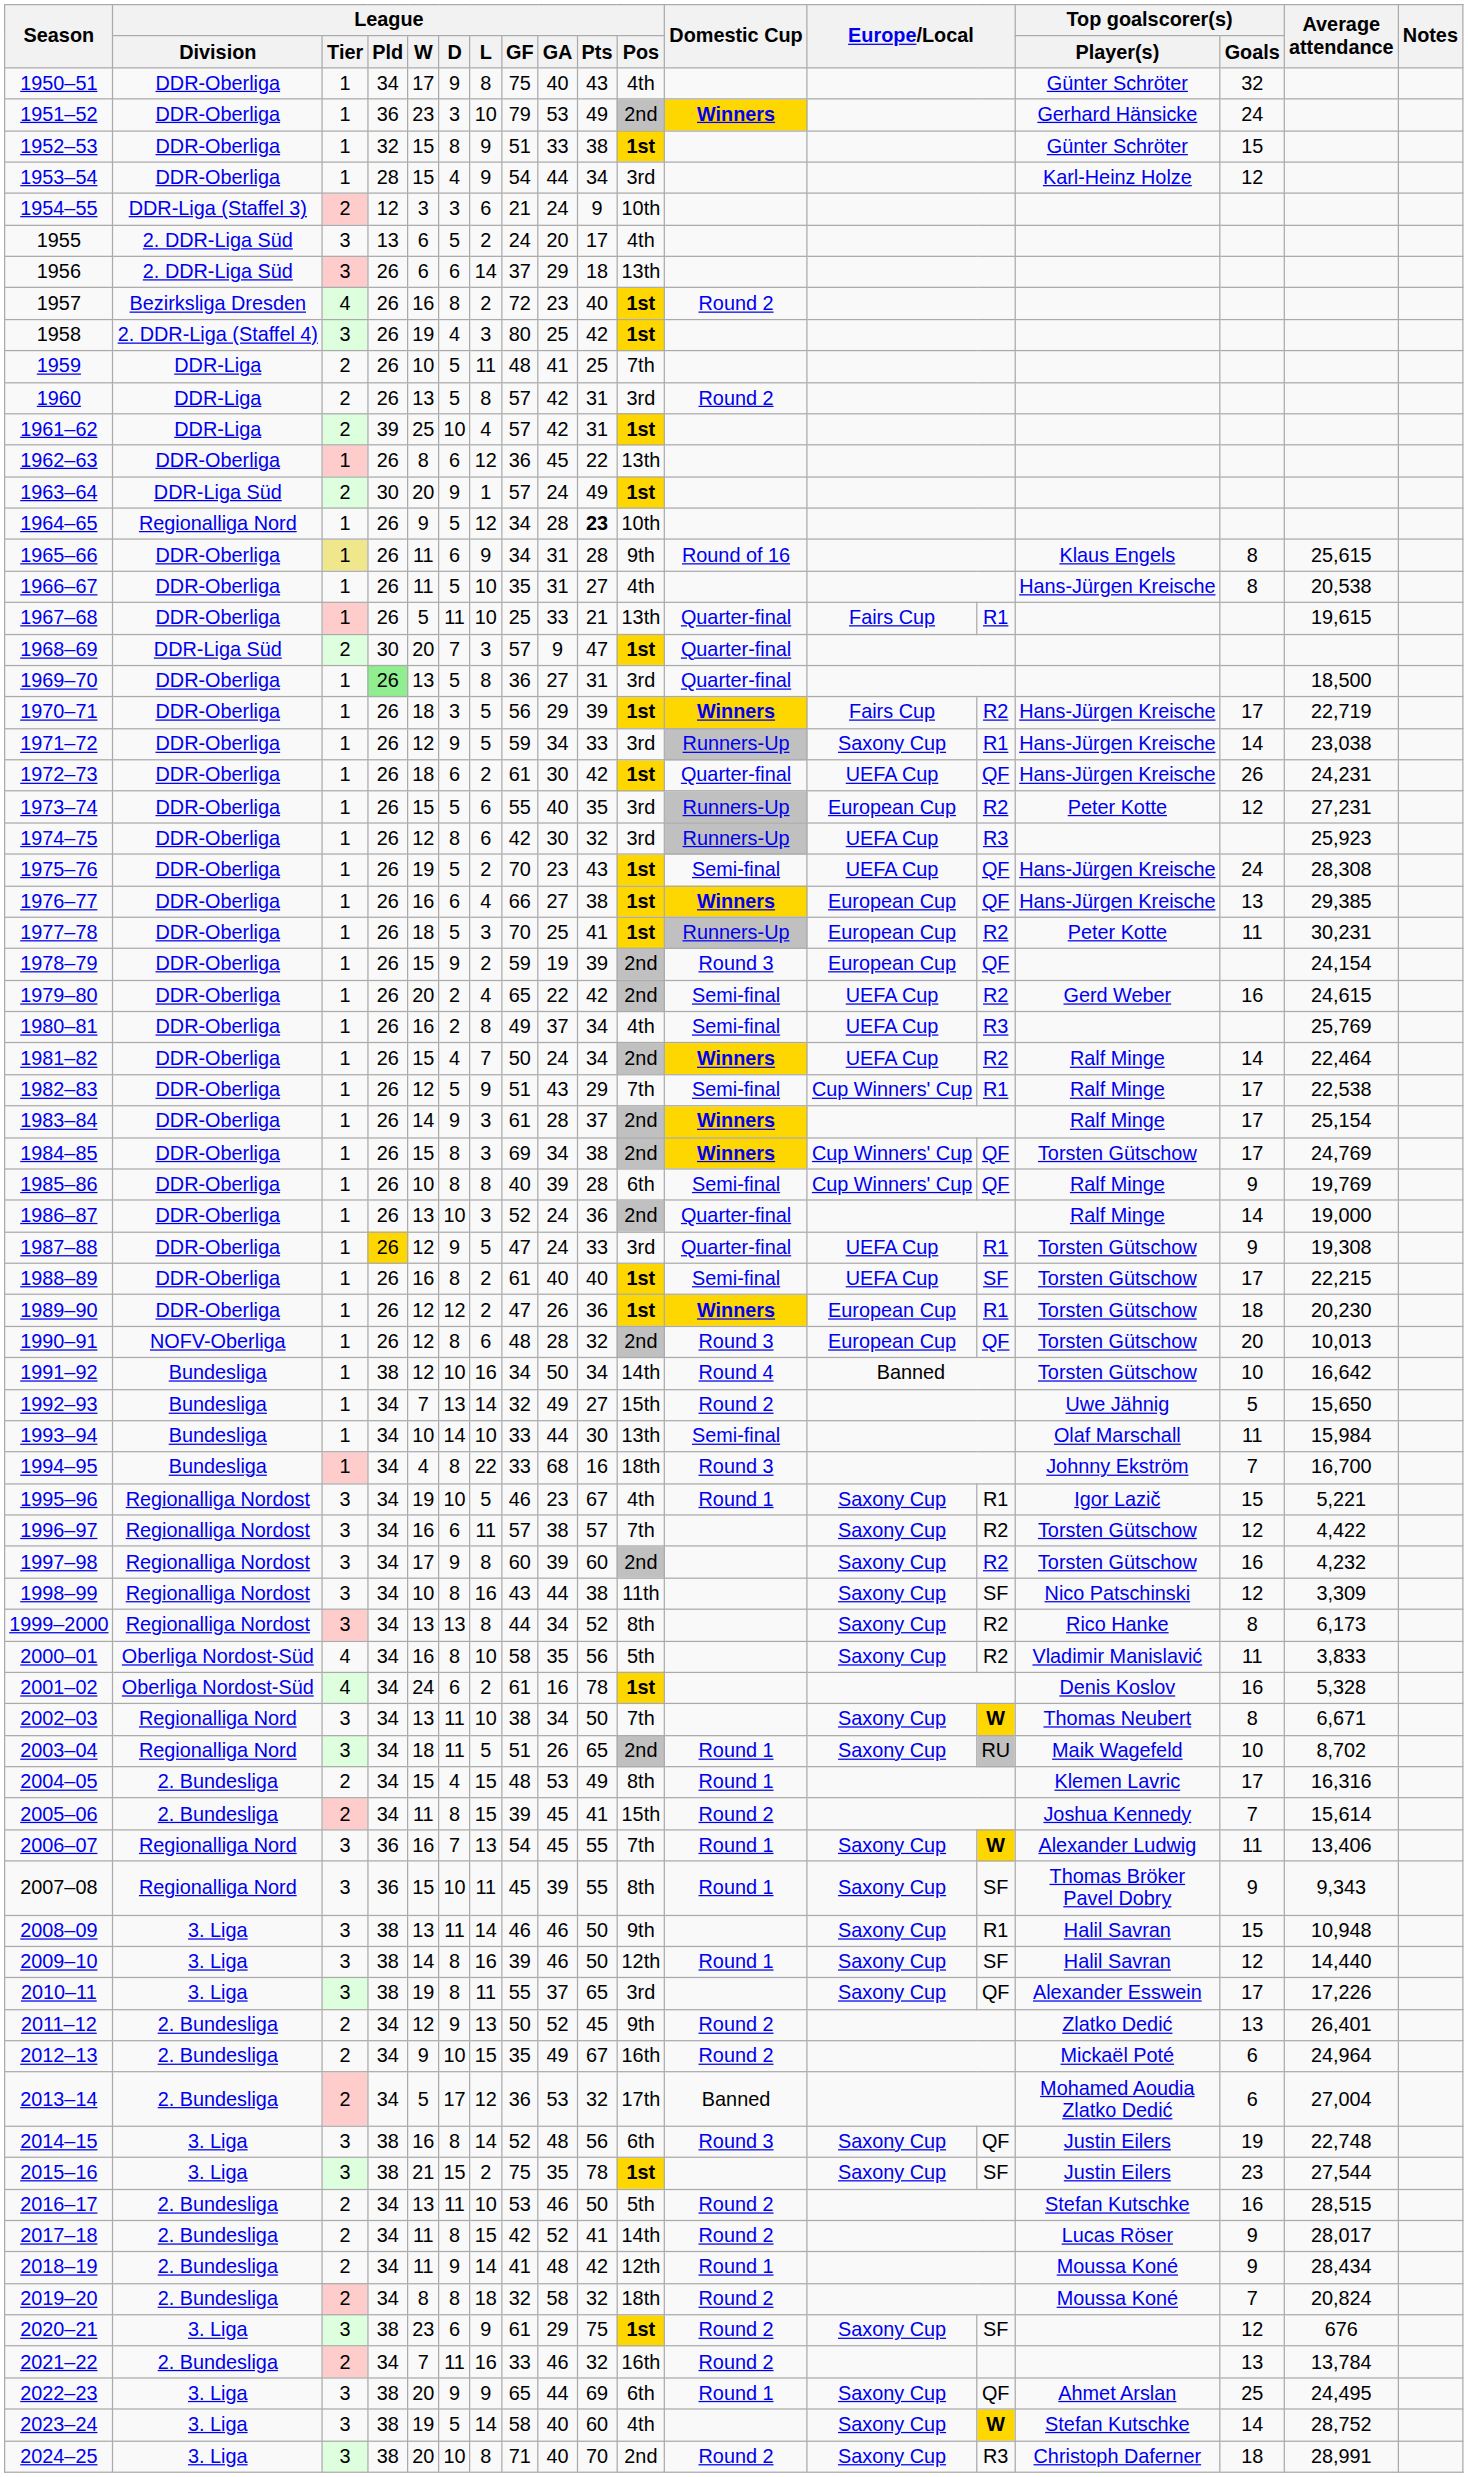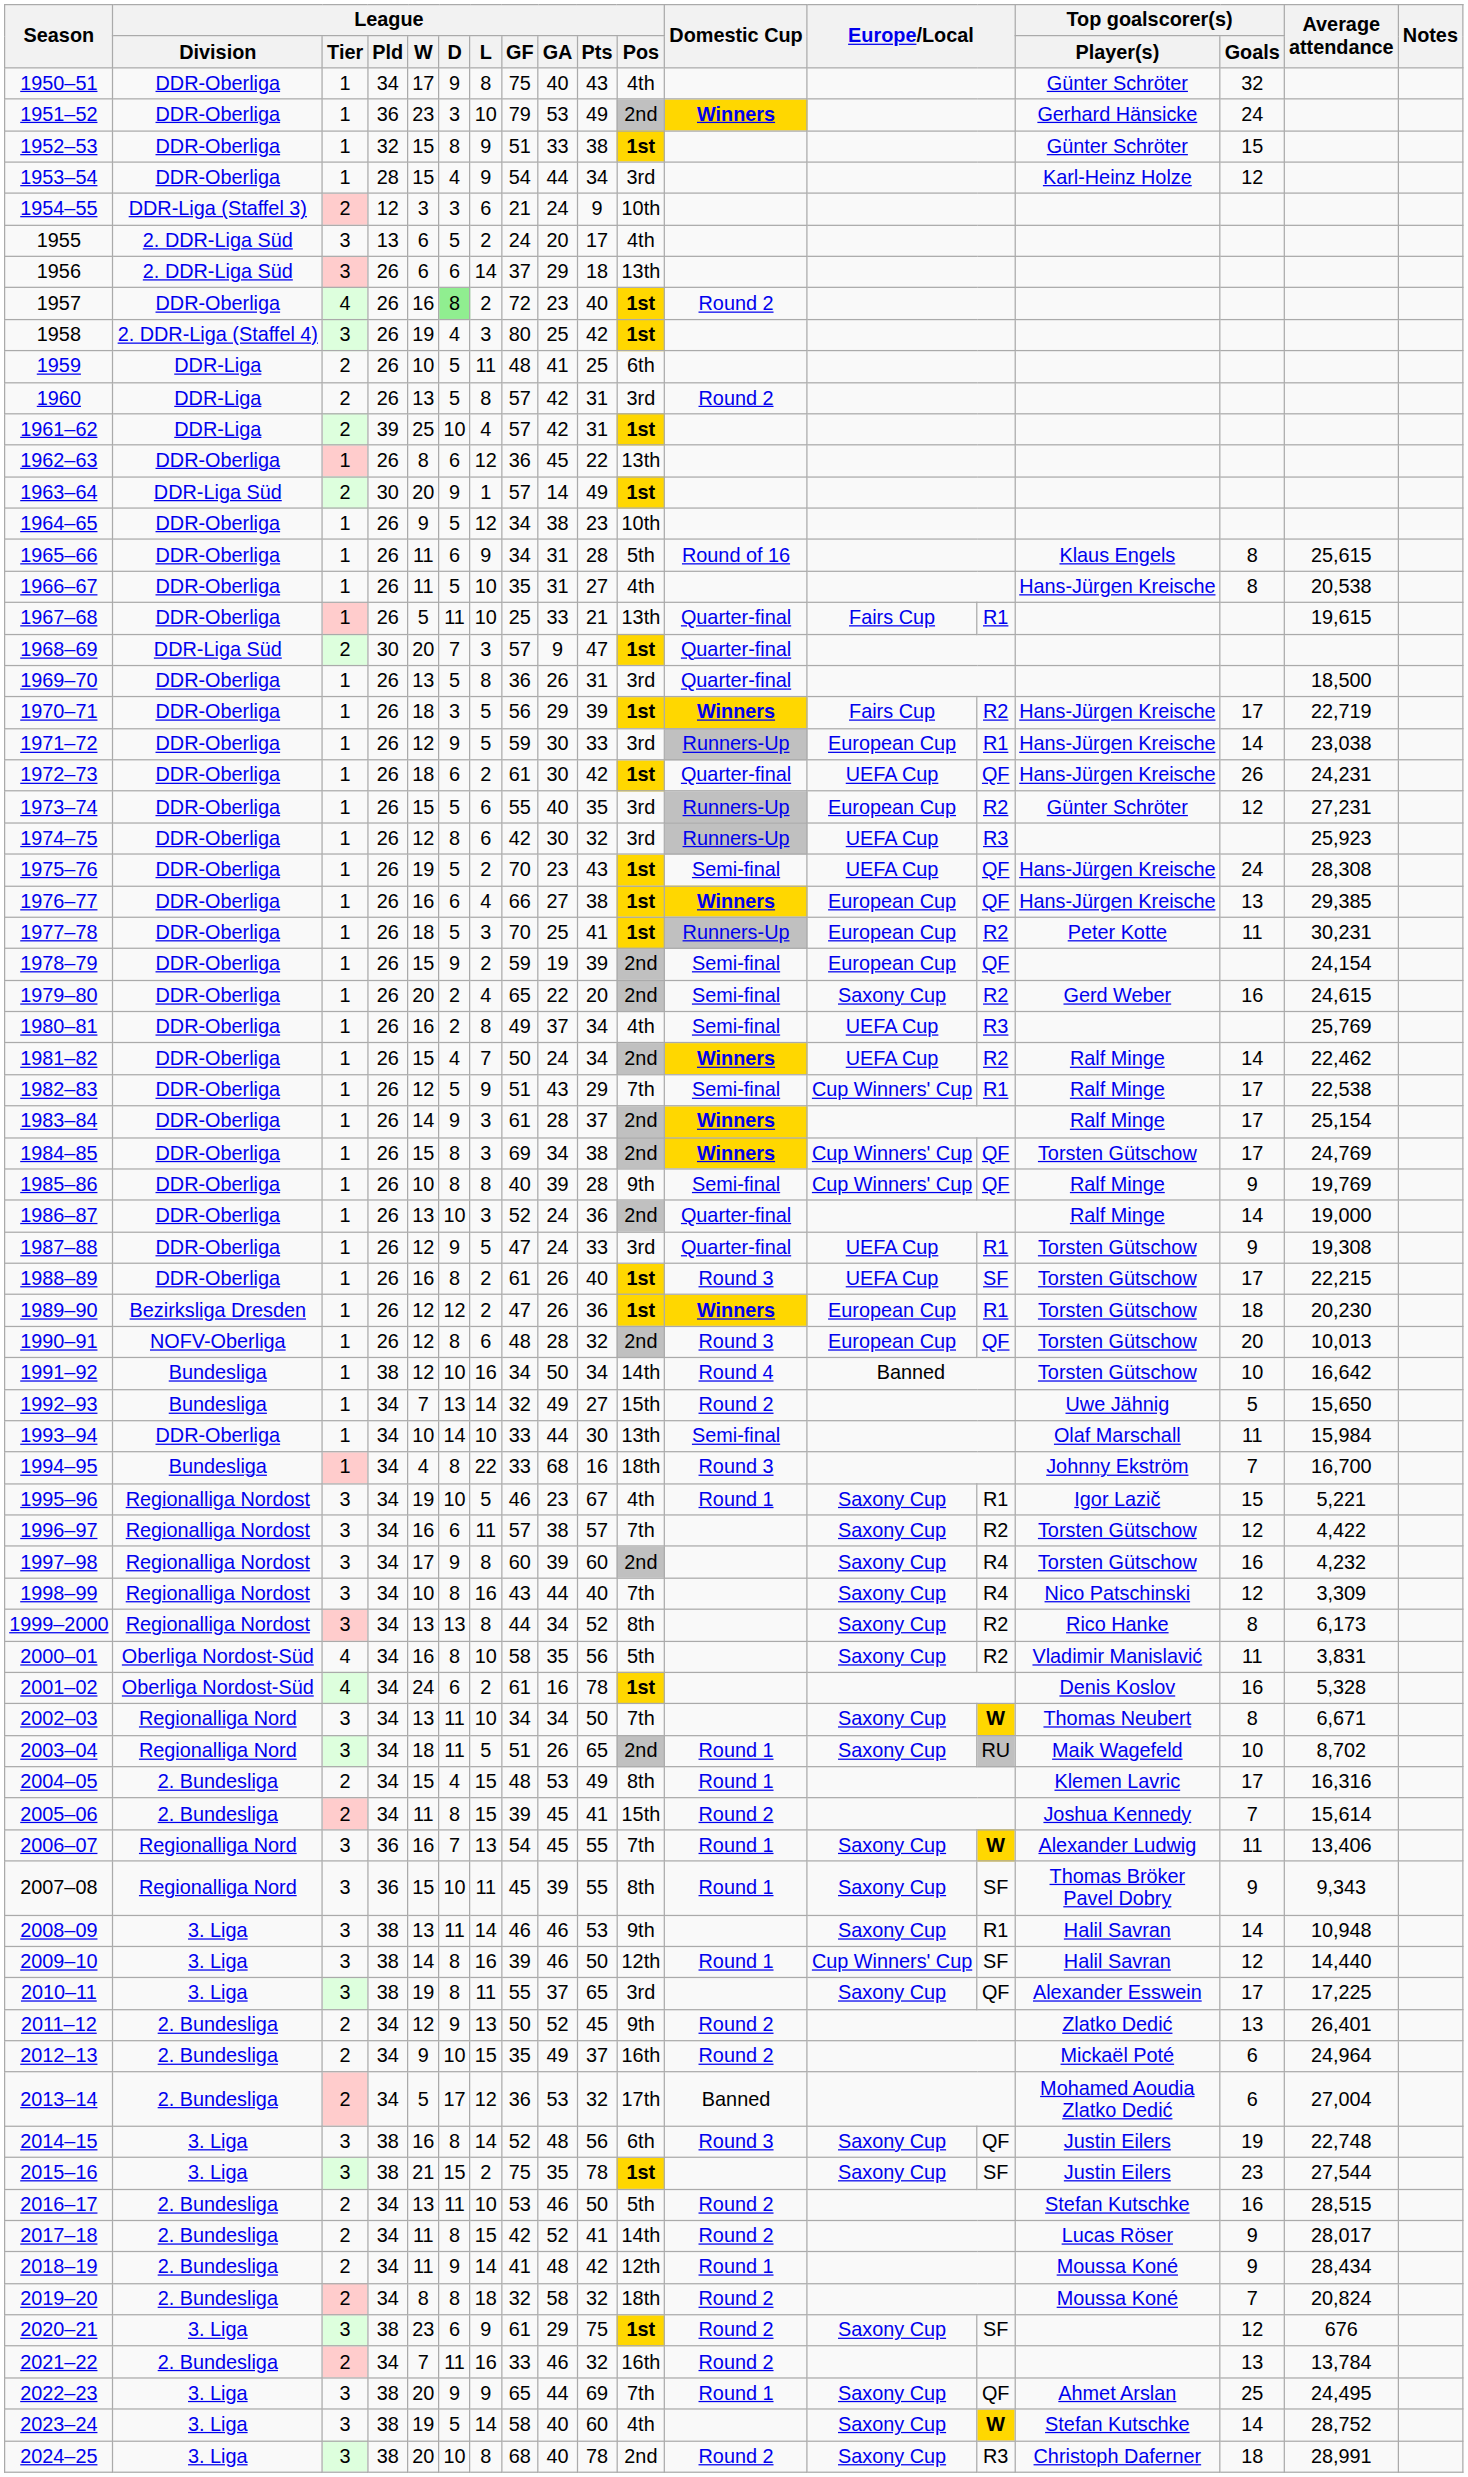(218, 303) Bezirksliga Dresden -> (218, 303) DDR-Oberliga
(455, 303) no background -> (455, 303) lightgreen background
(641, 366) 7th -> (641, 366) 6th
(558, 492) 24 -> (558, 492) 14
(218, 523) Regionalliga Nord -> (218, 523) DDR-Oberliga
(558, 523) 28 -> (558, 523) 38
(597, 523) bold -> (597, 523) normal
(345, 555) khaki background -> (345, 555) no background
(641, 555) 9th -> (641, 555) 5th
(388, 680) lightgreen background -> (388, 680) no background
(558, 680) 27 -> (558, 680) 26
(558, 743) 34 -> (558, 743) 30
(892, 743) Saxony Cup -> (892, 743) European Cup
(1117, 806) Peter Kotte -> (1117, 806) Günter Schröter
(736, 964) Round 3 -> (736, 964) Semi-final
(597, 995) 42 -> (597, 995) 20
(892, 995) UEFA Cup -> (892, 995) Saxony Cup
(1341, 1058) 22,464 -> (1341, 1058) 22,462
(641, 1184) 6th -> (641, 1184) 9th
(388, 1247) gold background -> (388, 1247) no background
(558, 1278) 40 -> (558, 1278) 26
(736, 1278) Semi-final -> (736, 1278) Round 3
(218, 1310) DDR-Oberliga -> (218, 1310) Bezirksliga Dresden
(218, 1436) Bundesliga -> (218, 1436) DDR-Oberliga
(996, 1562) R2 -> (996, 1562) R4
(597, 1593) 38 -> (597, 1593) 40
(641, 1593) 11th -> (641, 1593) 7th
(996, 1593) SF -> (996, 1593) R4
(1341, 1656) 3,833 -> (1341, 1656) 3,831
(520, 1719) 38 -> (520, 1719) 34
(597, 1930) 50 -> (597, 1930) 53
(1252, 1930) 15 -> (1252, 1930) 14
(892, 1961) Saxony Cup -> (892, 1961) Cup Winners' Cup
(1341, 1993) 17,226 -> (1341, 1993) 17,225
(597, 2056) 67 -> (597, 2056) 37
(641, 2393) 6th -> (641, 2393) 7th
(520, 2456) 71 -> (520, 2456) 68
(597, 2456) 70 -> (597, 2456) 78
